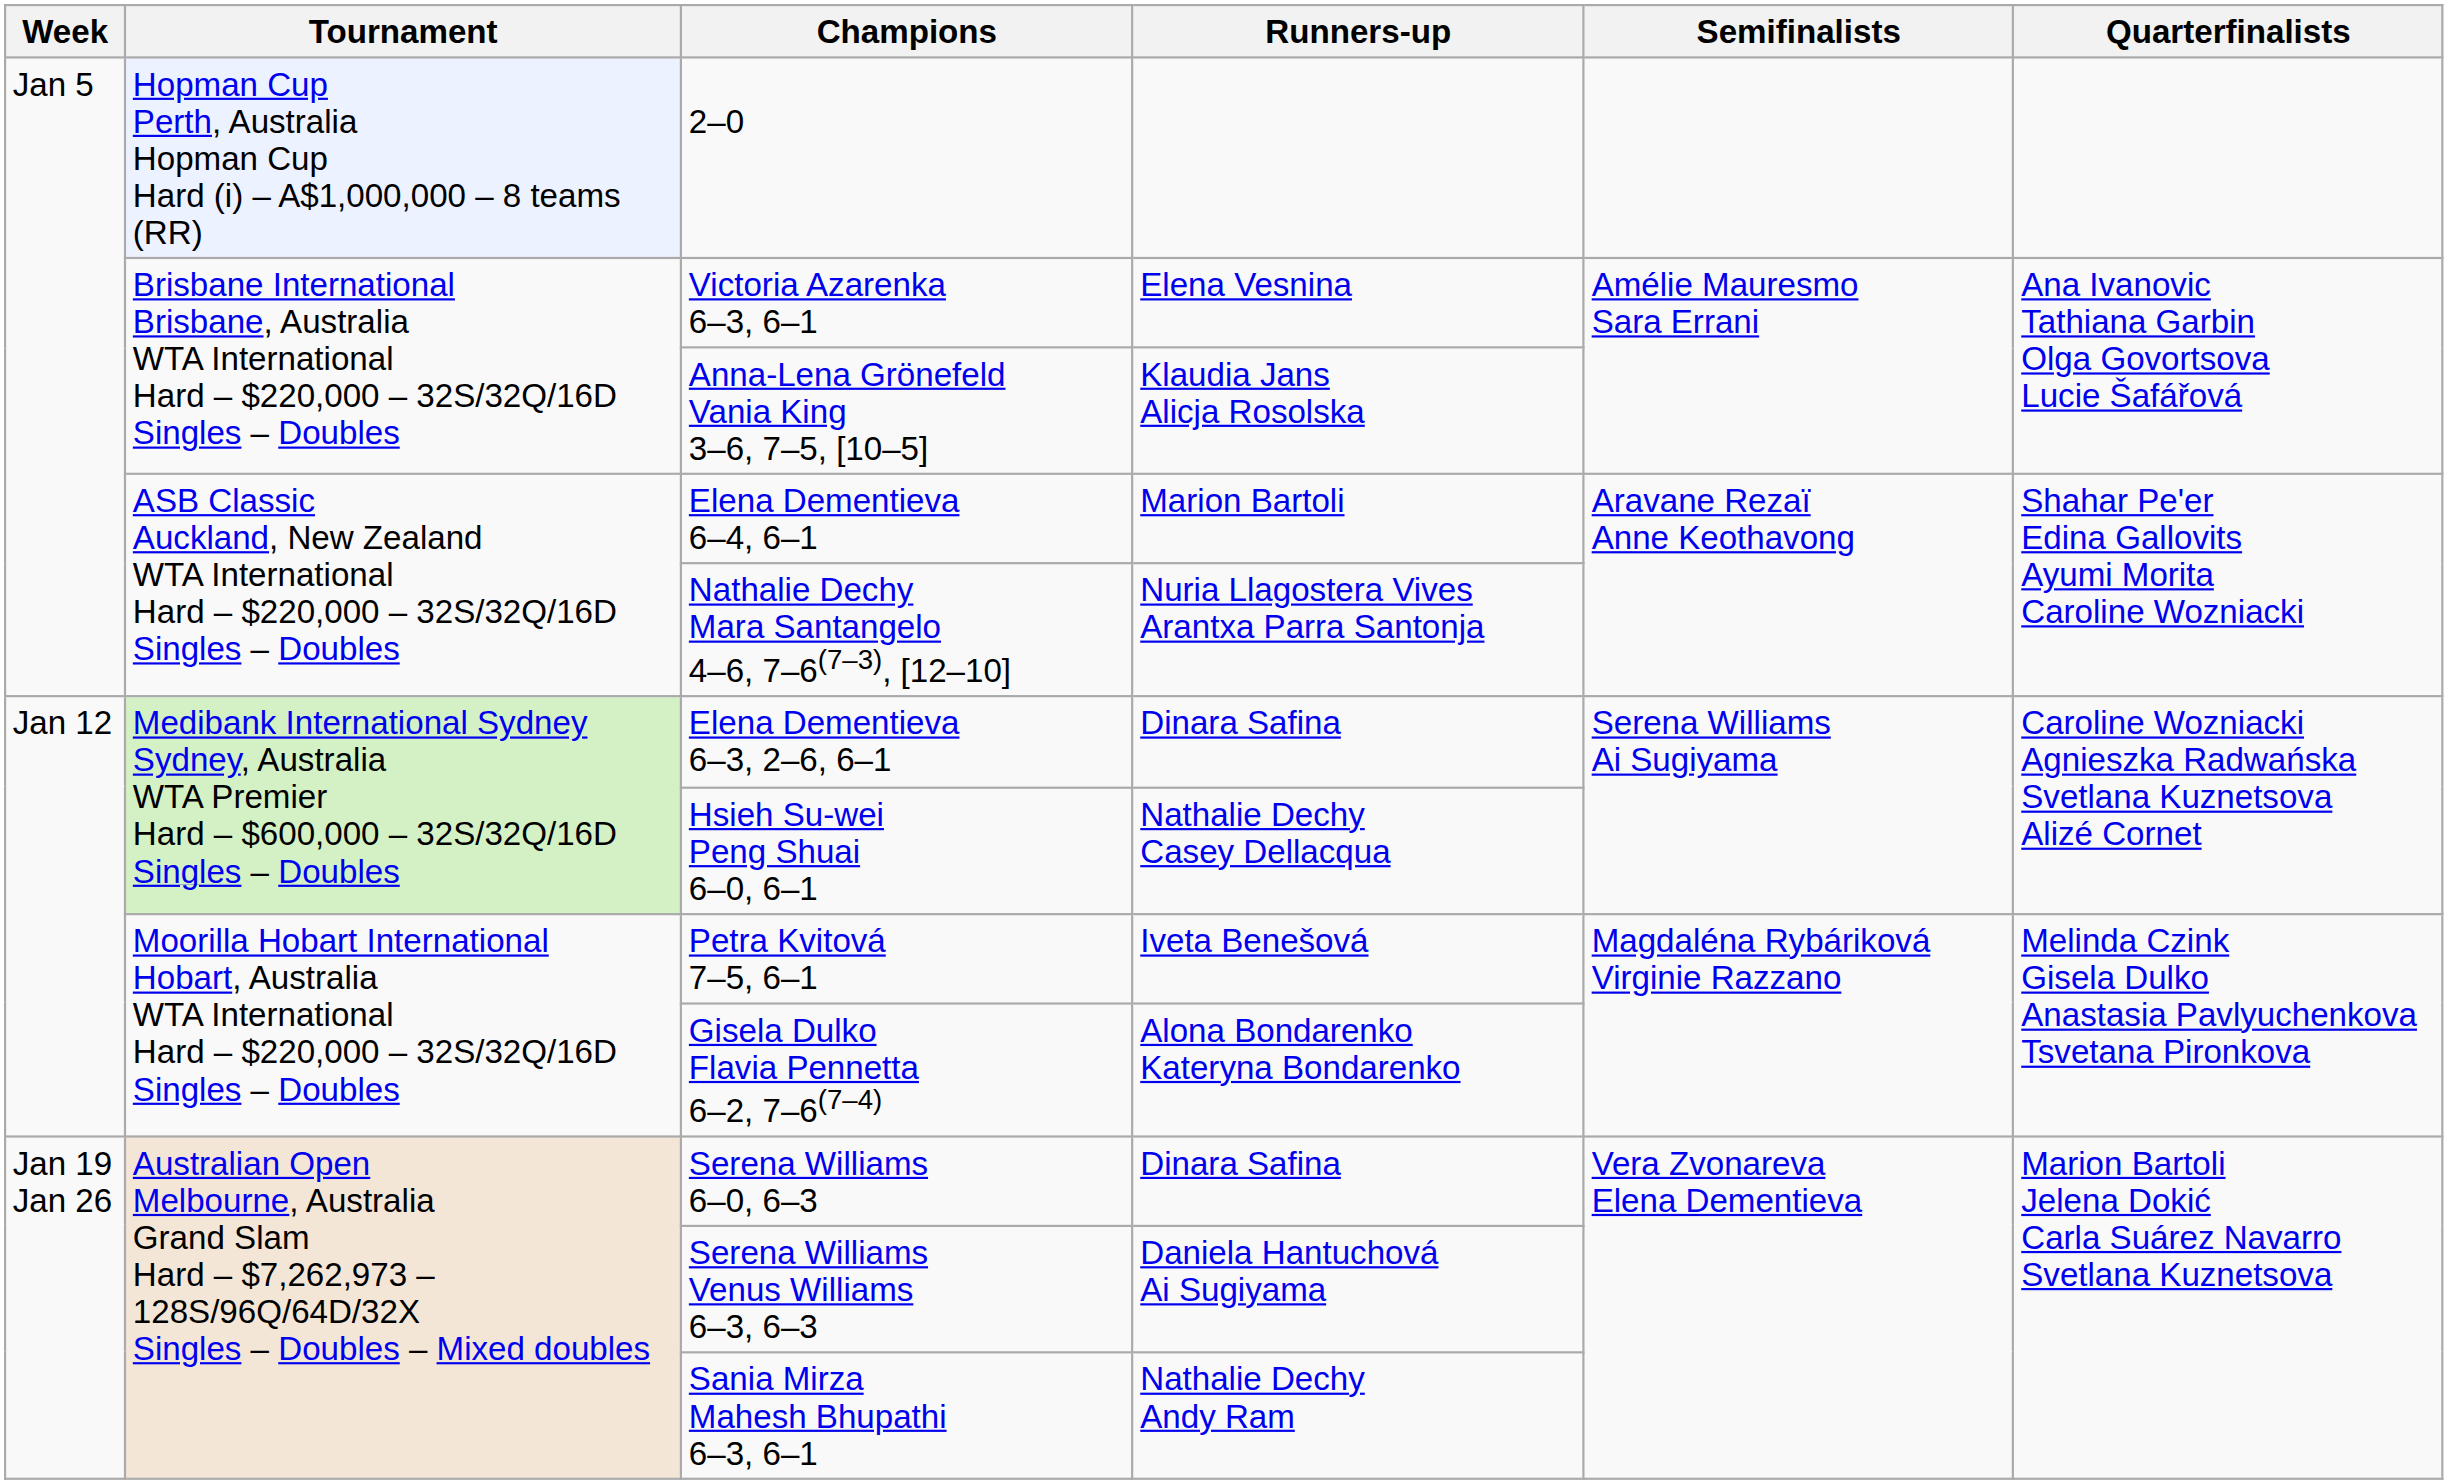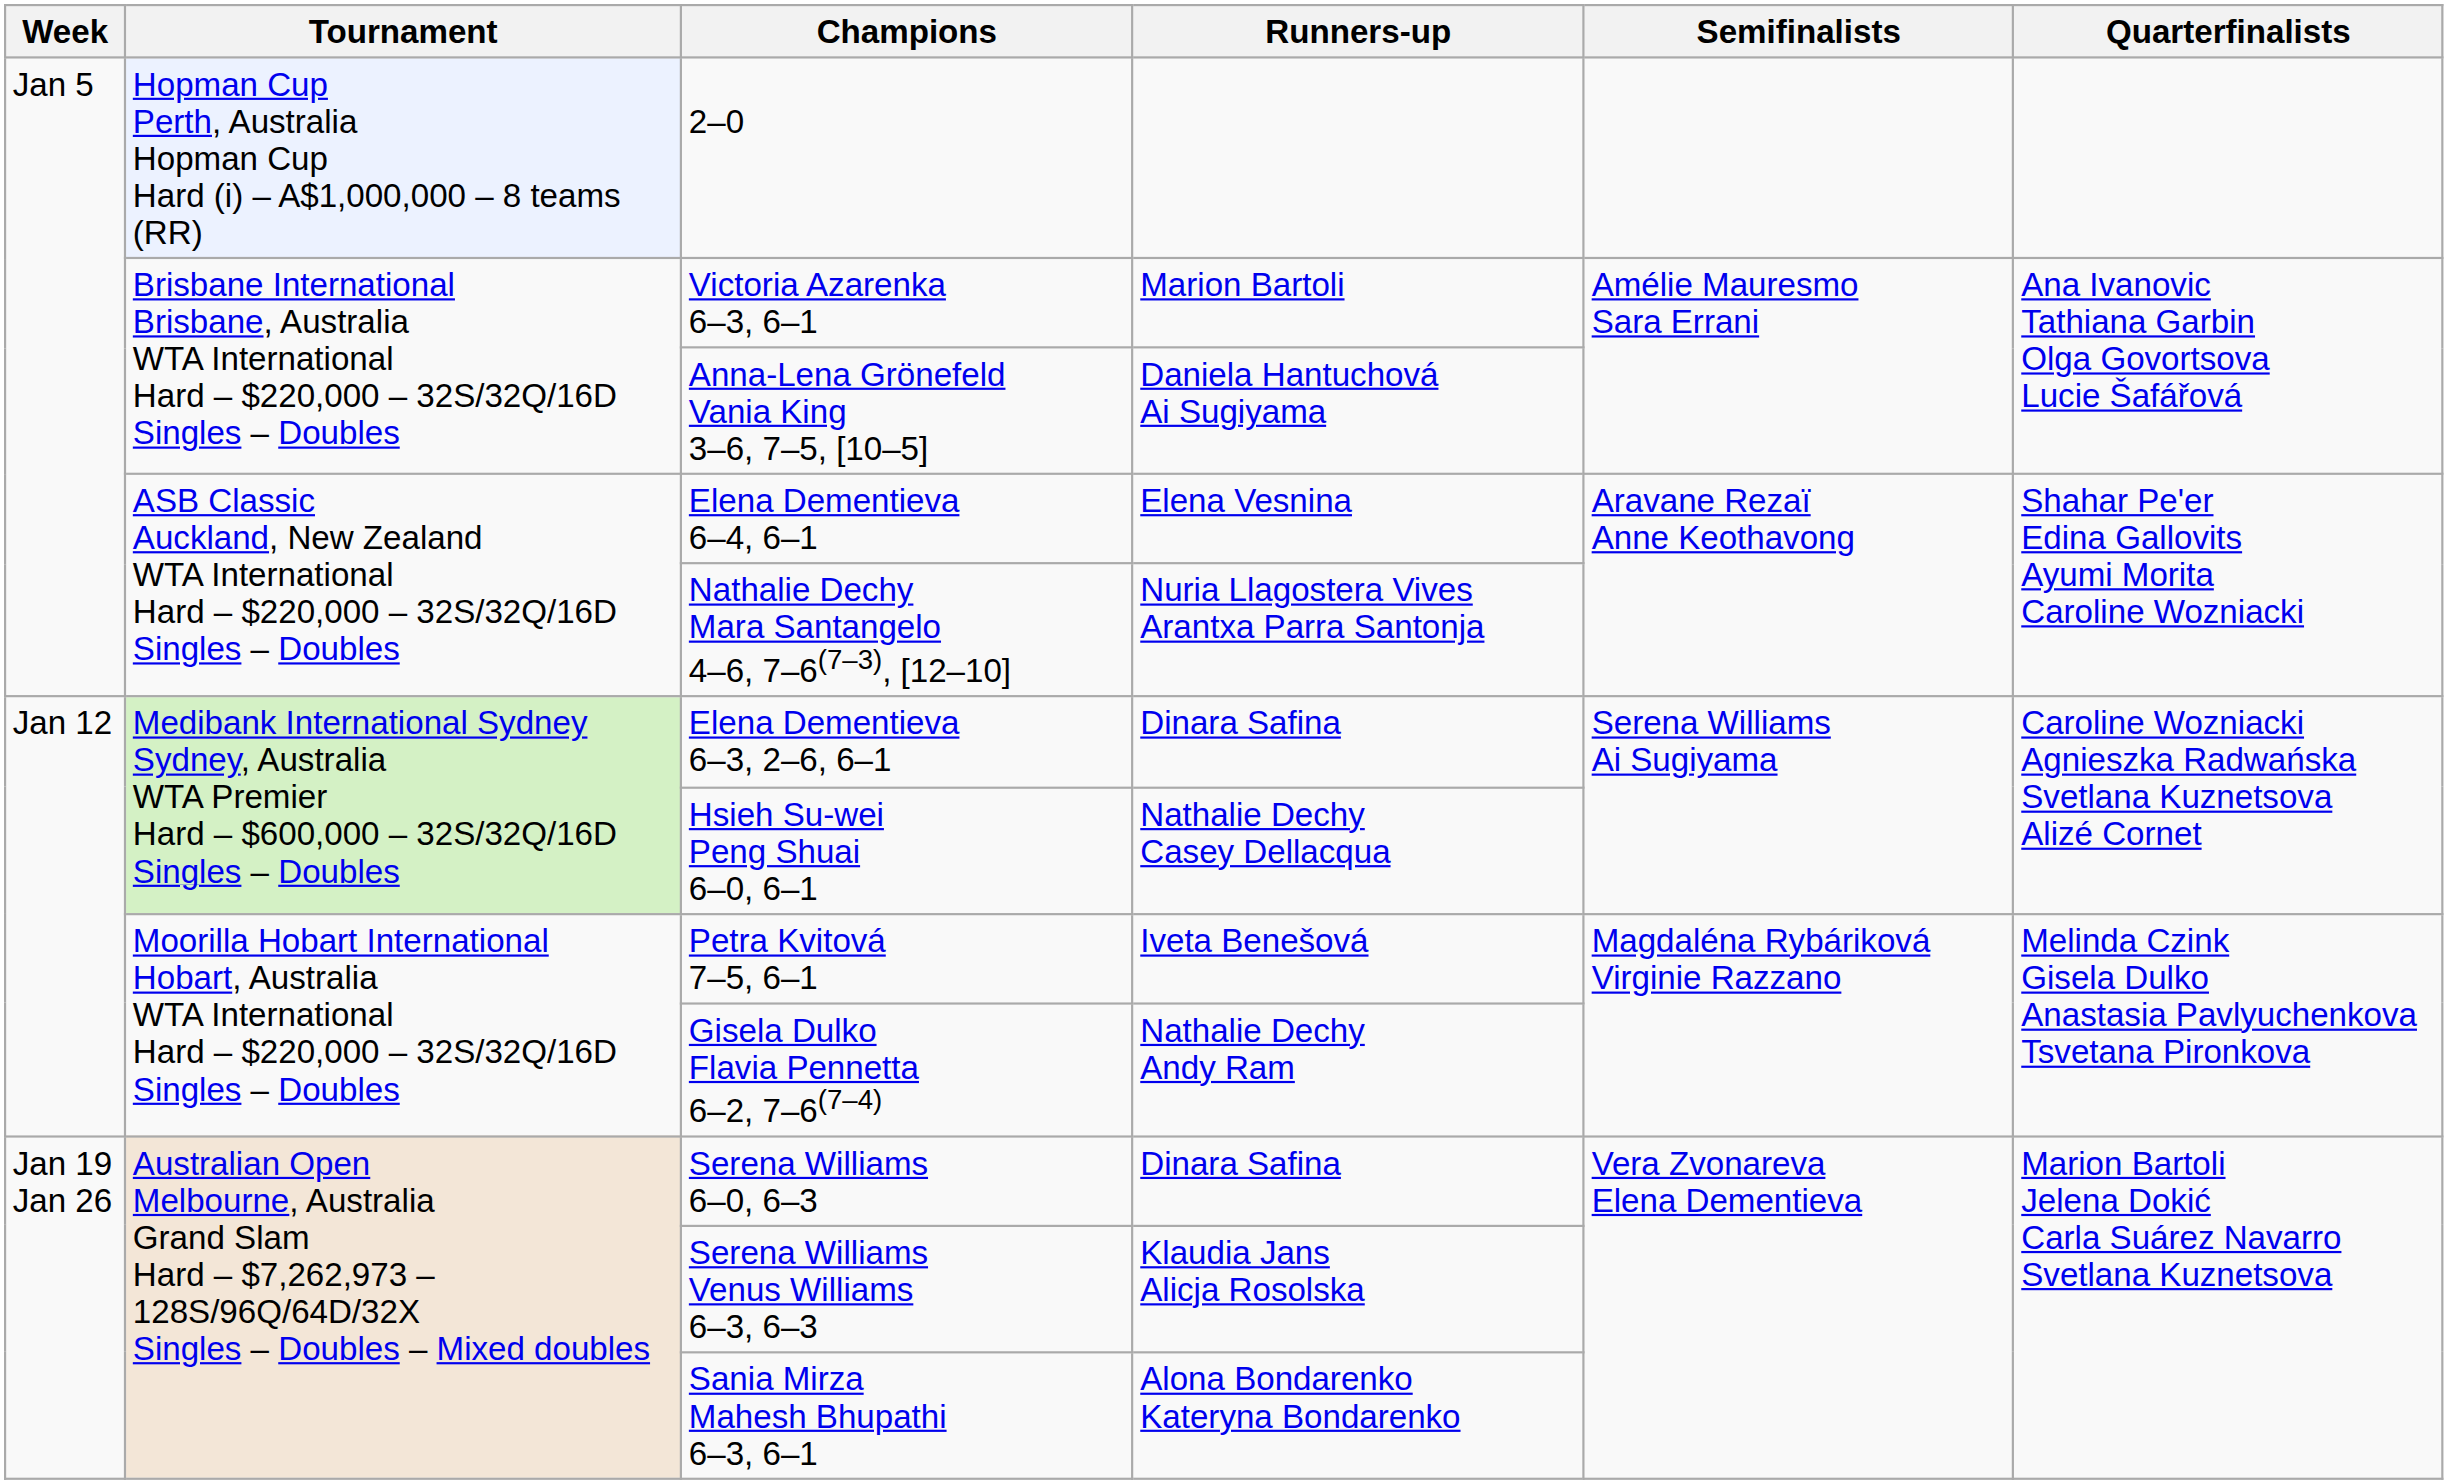(1246, 285) Elena Vesnina -> (1242, 285) Marion Bartoli
(1253, 393) Klaudia Jans Alicja Rosolska -> (1289, 393) Daniela Hantuchová Ai Sugiyama
(1242, 501) Marion Bartoli -> (1246, 501) Elena Vesnina
(1300, 1048) Alona Bondarenko Kateryna Bondarenko -> (1253, 1048) Nathalie Dechy Andy Ram
(1289, 1270) Daniela Hantuchová Ai Sugiyama -> (1253, 1270) Klaudia Jans Alicja Rosolska
(1253, 1397) Nathalie Dechy Andy Ram -> (1300, 1397) Alona Bondarenko Kateryna Bondarenko
